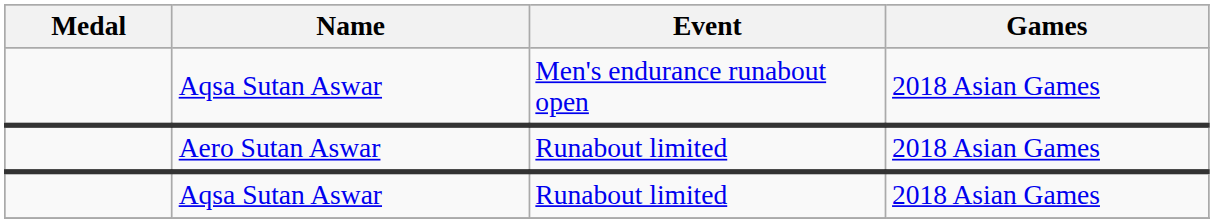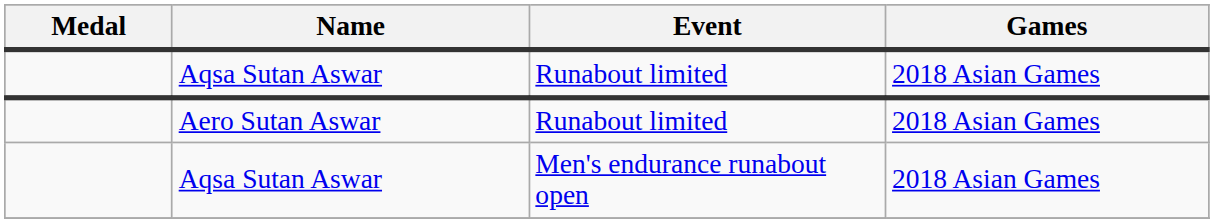rows swapped: (280, 85) <-> (280, 195)
